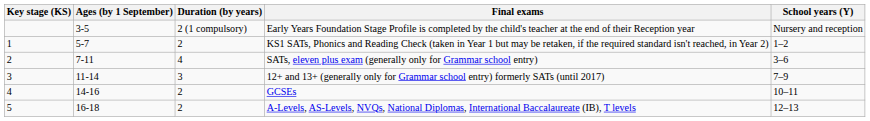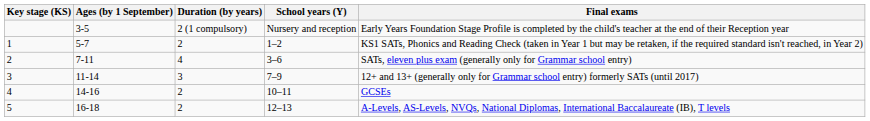columns swapped: (818, 12) <-> (518, 12)
